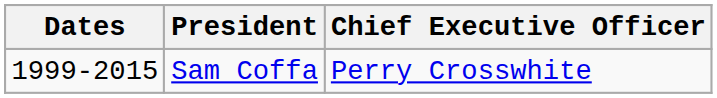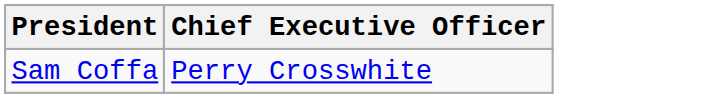- column: (85, 27)
